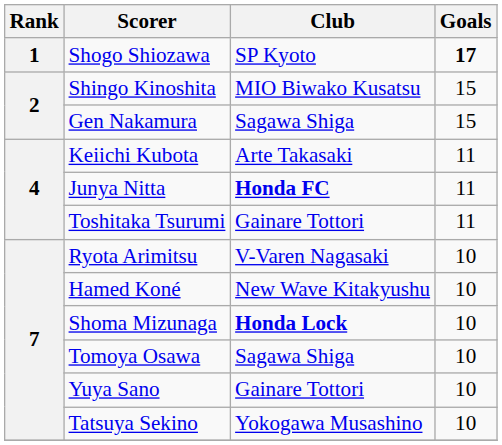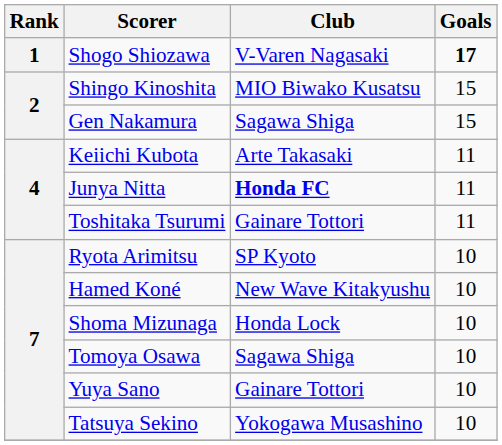(276, 54) SP Kyoto -> (312, 54) V-Varen Nagasaki
(312, 255) V-Varen Nagasaki -> (276, 255) SP Kyoto
(291, 322) bold -> (288, 322) normal
